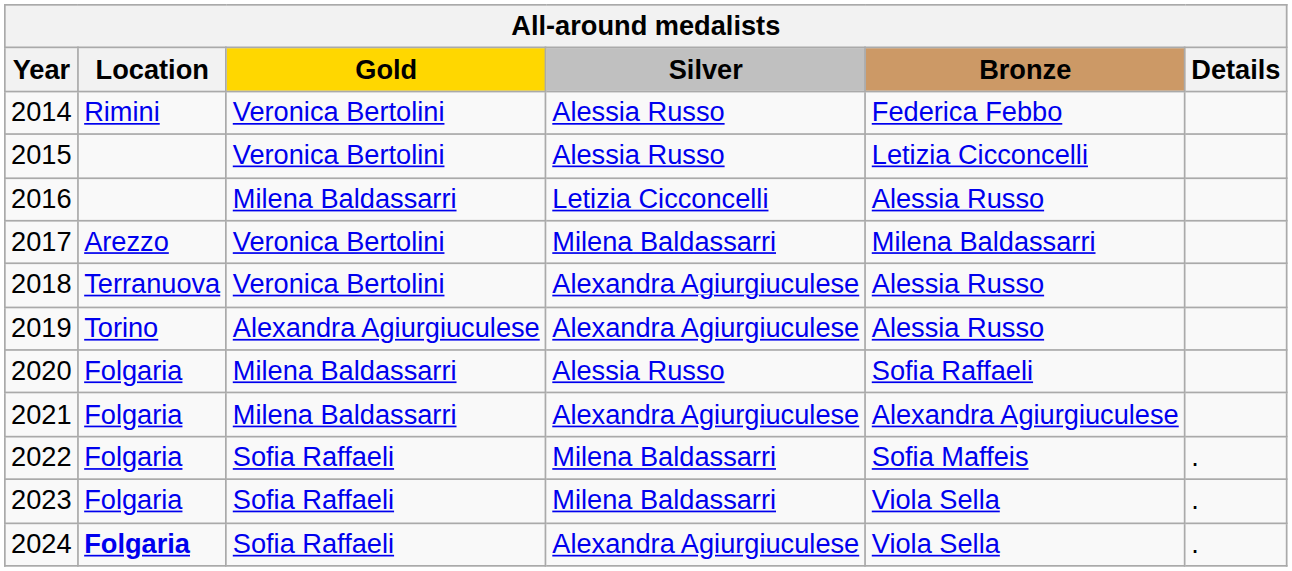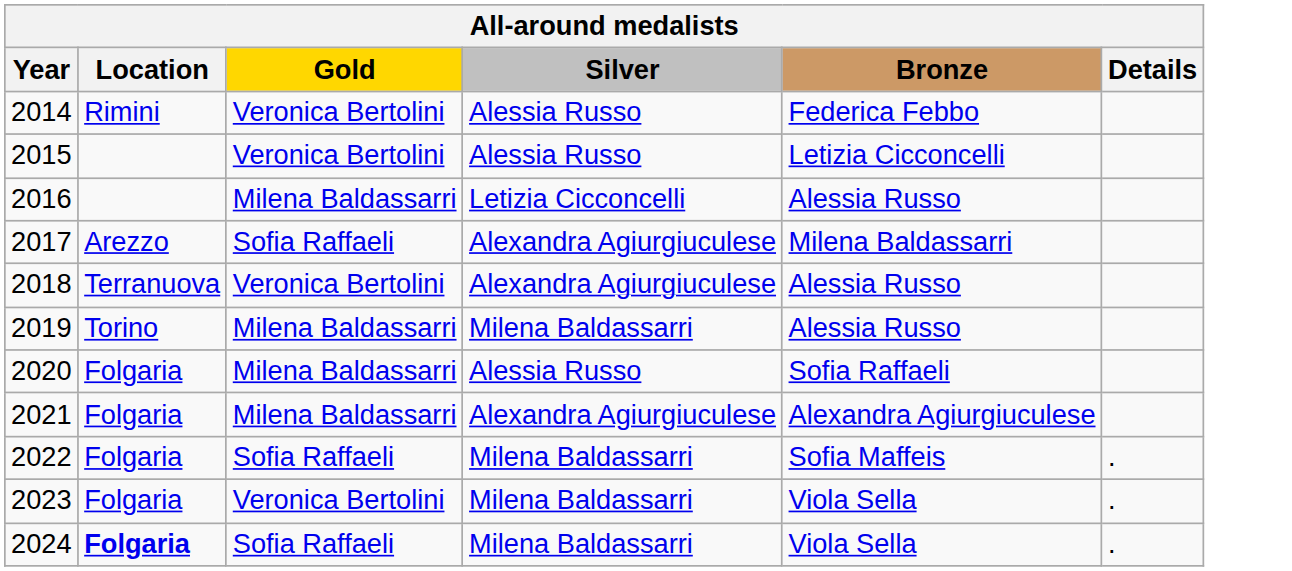(339, 241) Veronica Bertolini -> (313, 241) Sofia Raffaeli
(664, 241) Milena Baldassarri -> (623, 241) Alexandra Agiurgiuculese
(386, 328) Alexandra Agiurgiuculese -> (345, 328) Milena Baldassarri
(706, 328) Alexandra Agiurgiuculese -> (581, 328) Milena Baldassarri
(313, 500) Sofia Raffaeli -> (339, 500) Veronica Bertolini
(706, 543) Alexandra Agiurgiuculese -> (581, 543) Milena Baldassarri
